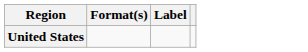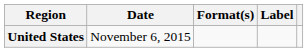+ column: (140, 15)
